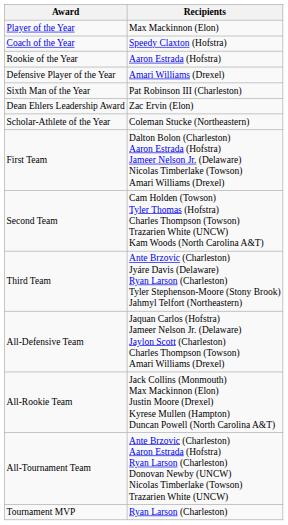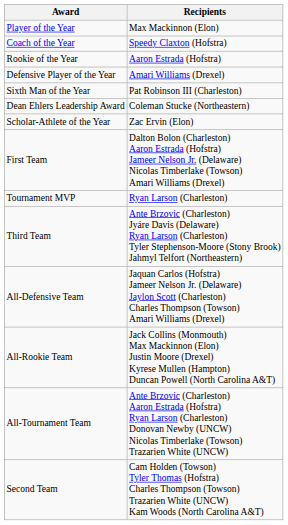(161, 106) Zac Ervin (Elon) -> (189, 106) Coleman Stucke (Northeastern)
(189, 122) Coleman Stucke (Northeastern) -> (161, 122) Zac Ervin (Elon)
rows swapped: (32, 221) <-> (41, 512)
